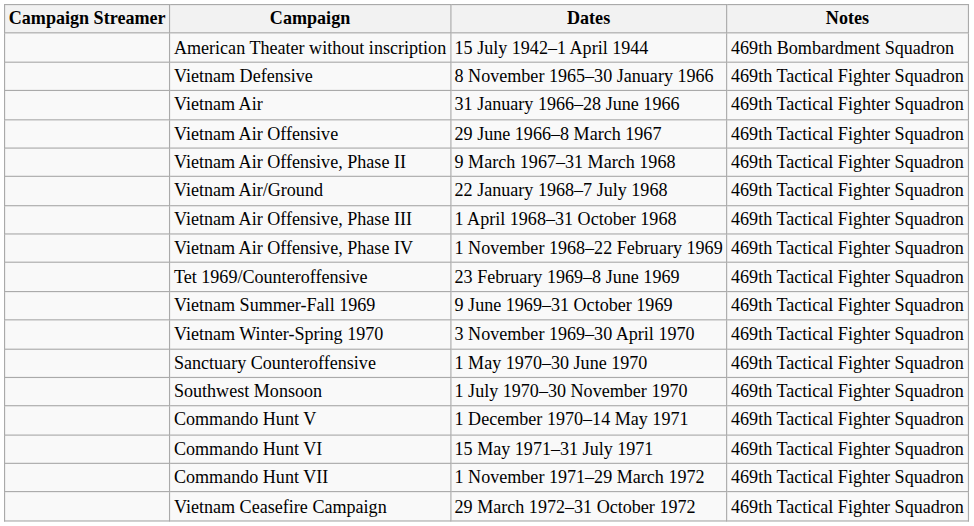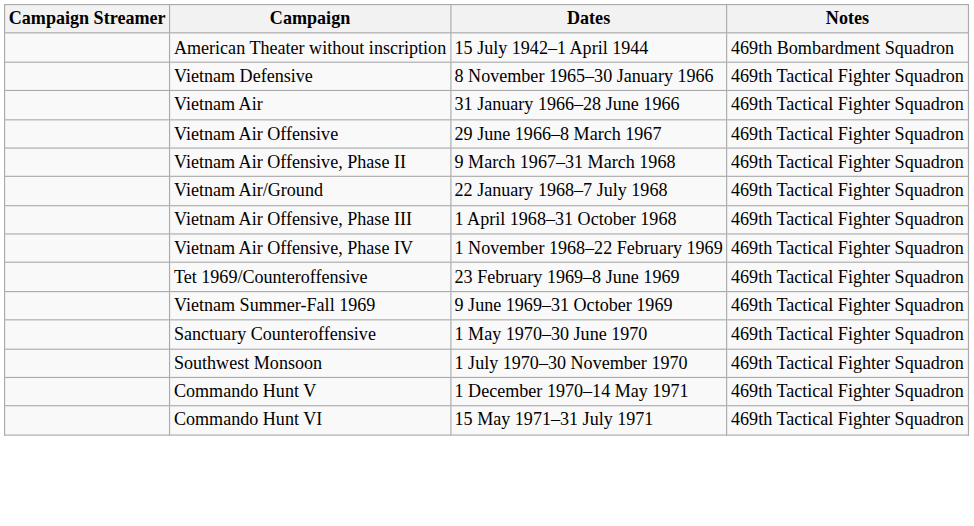- row: (279, 334)
- row: (251, 477)
- row: (280, 506)
